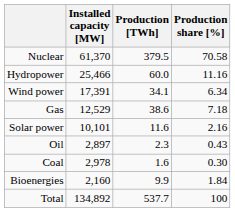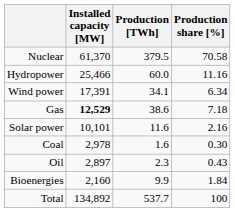(95, 109) normal -> (95, 109) bold
rows swapped: (53, 162) <-> (56, 145)
